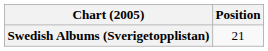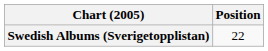(238, 35) 21 -> (238, 35) 22
